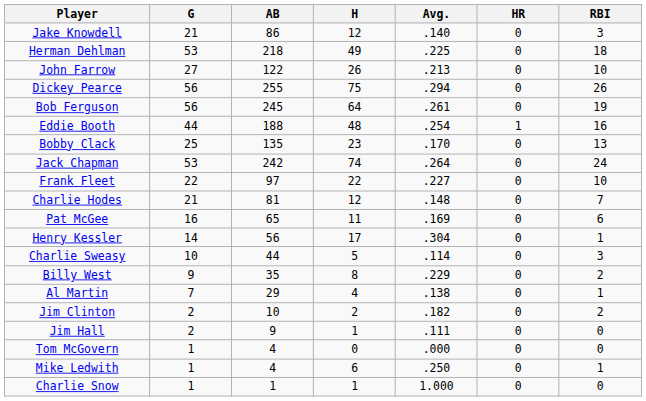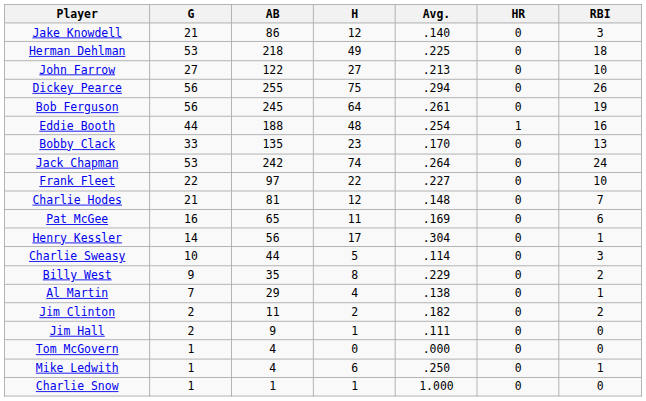(355, 70) 26 -> (355, 70) 27
(191, 144) 25 -> (191, 144) 33
(273, 312) 10 -> (273, 312) 11
